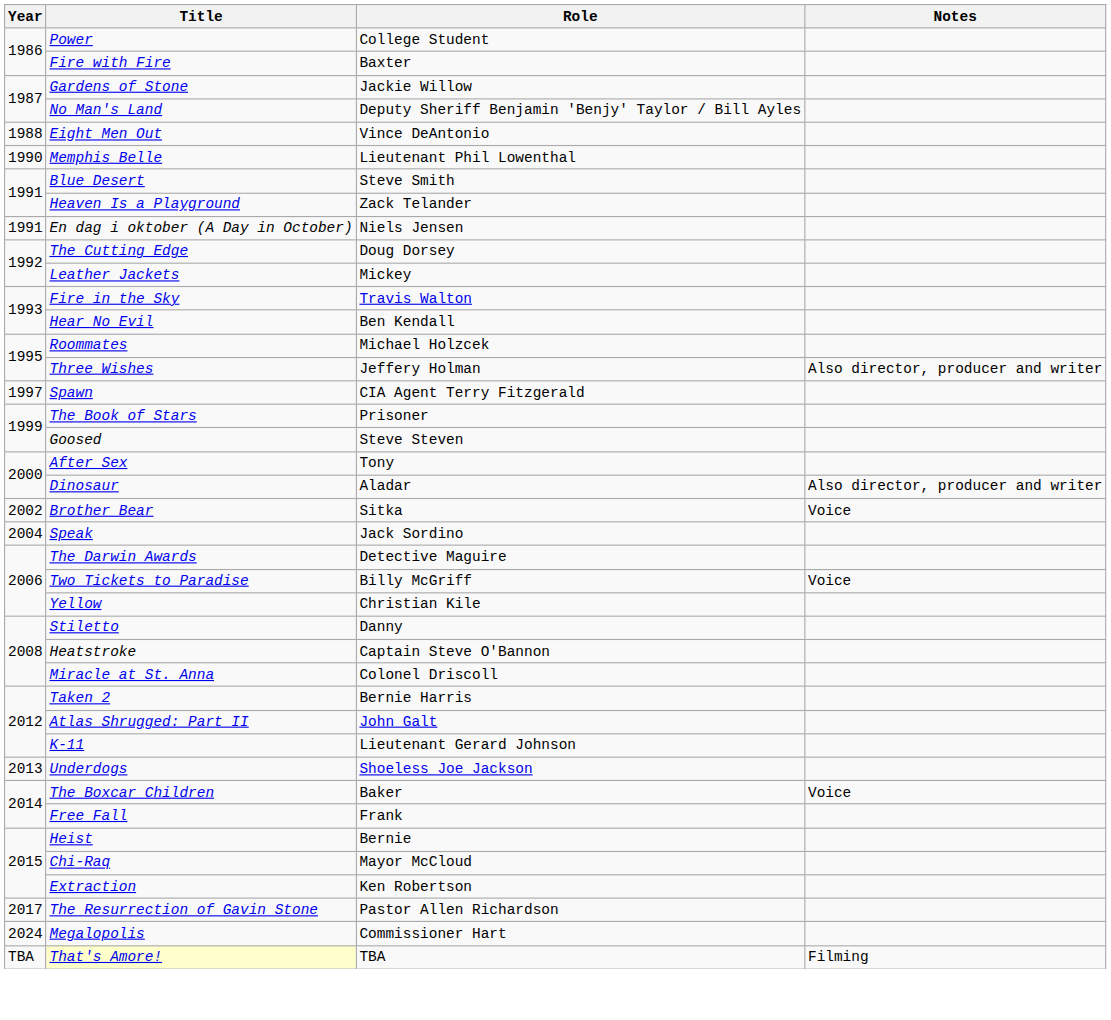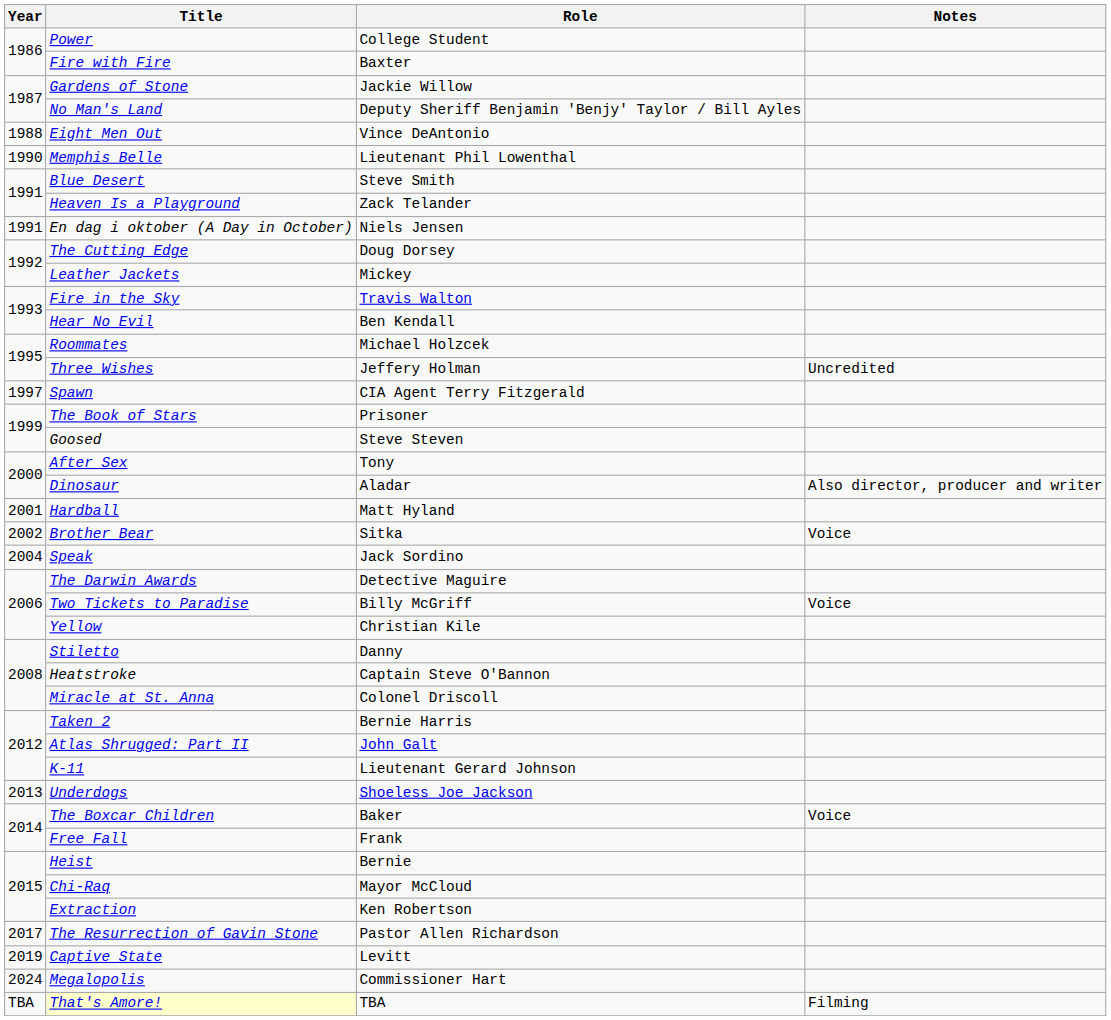(955, 369) Also director, producer and writer -> (851, 369) Uncredited
+ row: (84, 510)
+ row: (106, 957)
